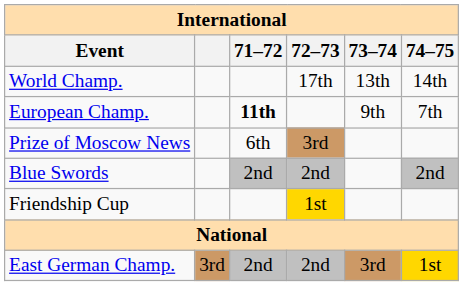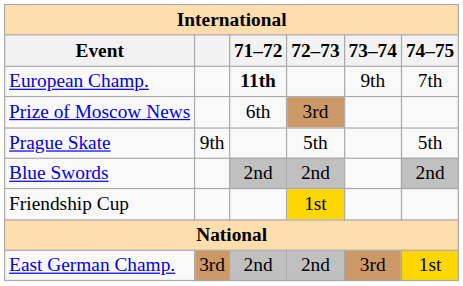- row: (66, 81)
+ row: (60, 142)
